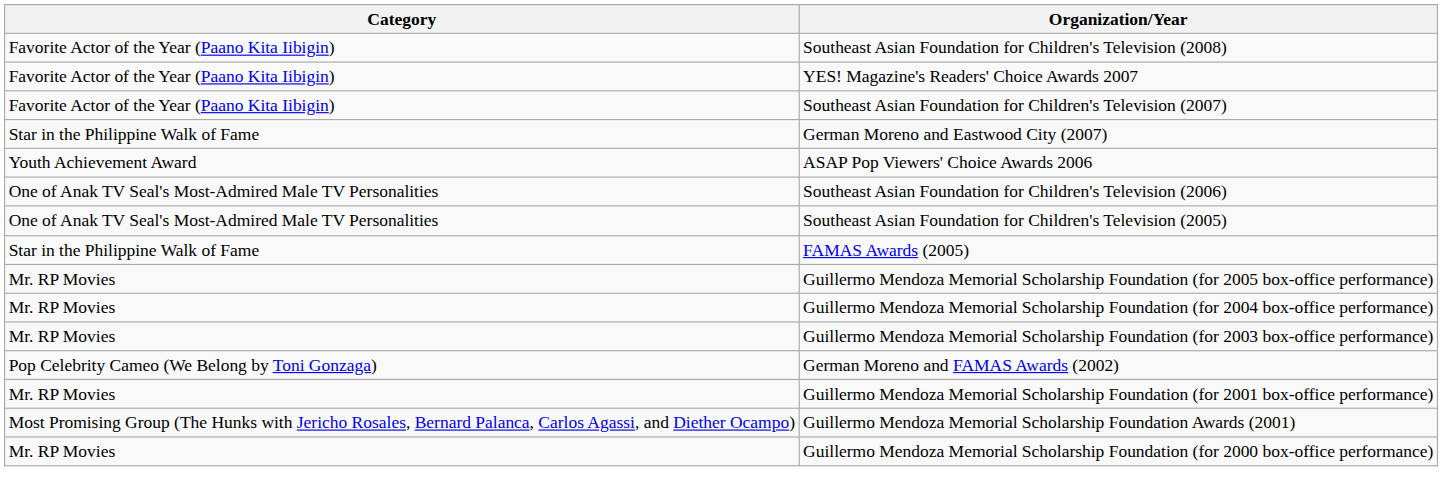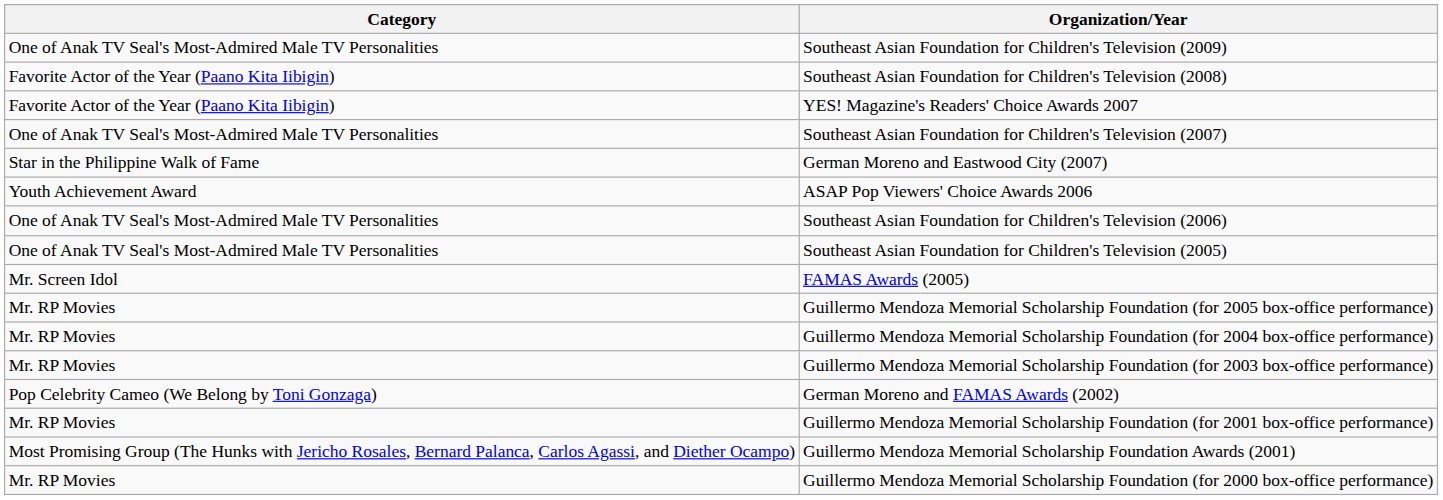+ row: (1015, 47)
(172, 105) Favorite Actor of the Year (Paano Kita Iibigin) -> (223, 134) One of Anak TV Seal's Most-Admired Male TV Personalities
(134, 249) Star in the Philippine Walk of Fame -> (63, 278) Mr. Screen Idol
